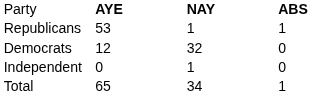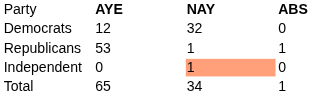rows swapped: (42, 28) <-> (38, 48)
(191, 67) no background -> (191, 67) lightsalmon background
